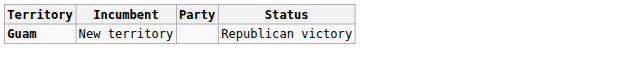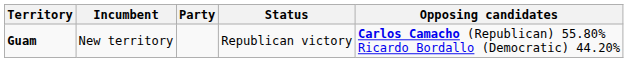+ column: (489, 14)
